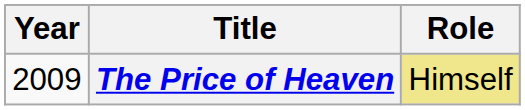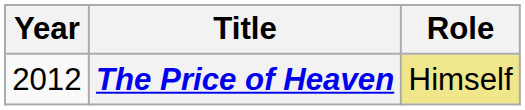(47, 78) 2009 -> (47, 78) 2012
